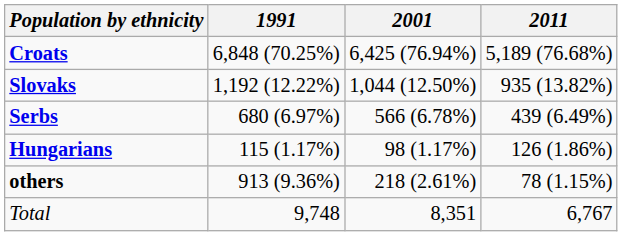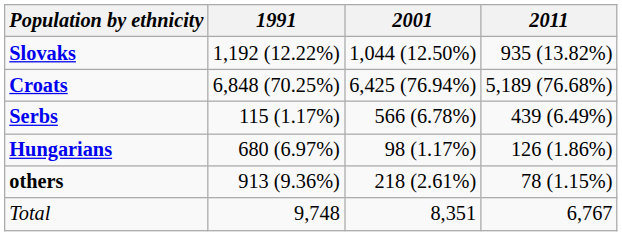rows swapped: (38, 52) <-> (43, 85)
(289, 117) 680 (6.97%) -> (289, 117) 115 (1.17%)
(289, 149) 115 (1.17%) -> (289, 149) 680 (6.97%)
